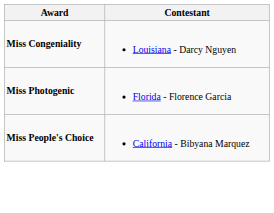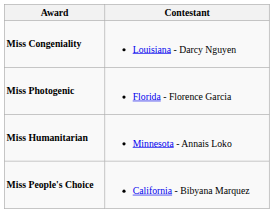+ row: (47, 138)
